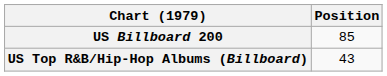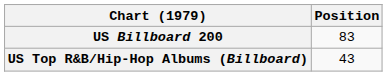(347, 38) 85 -> (347, 38) 83
